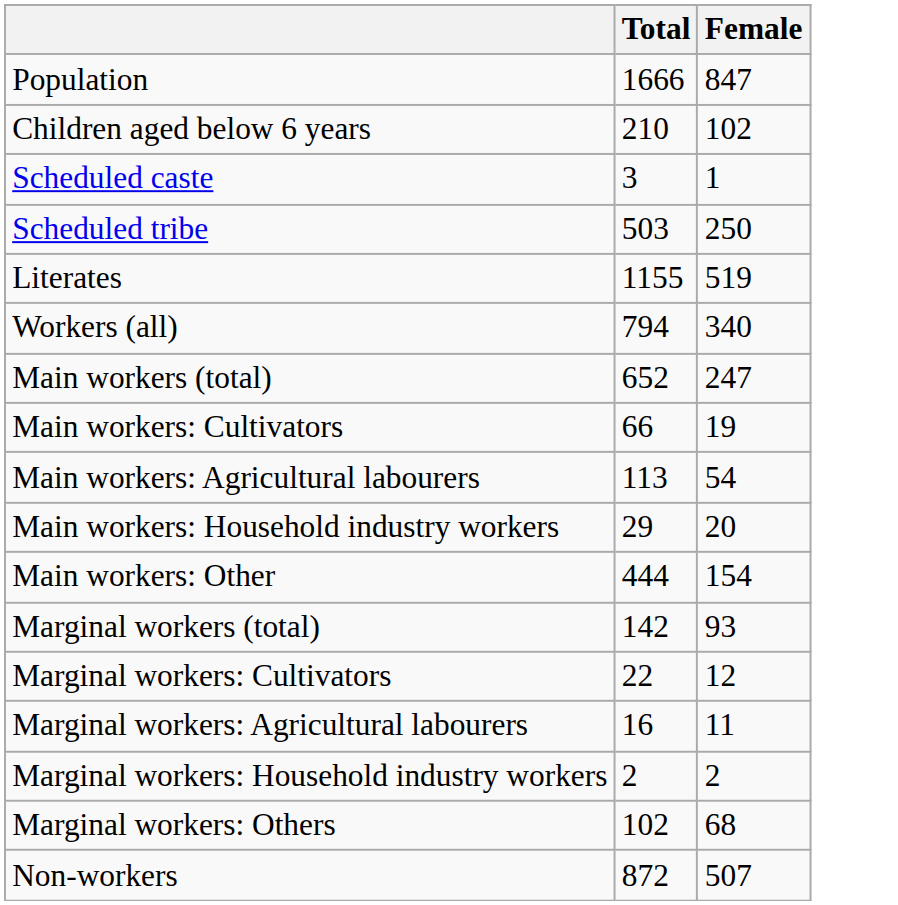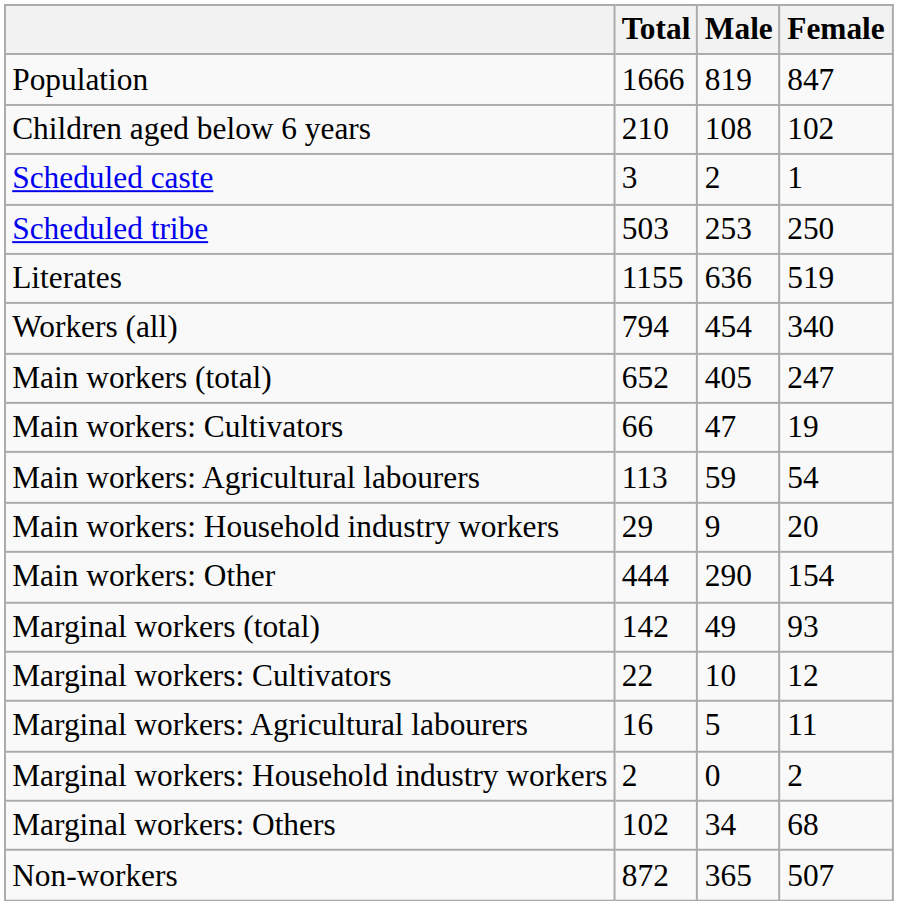+ column: (739, 29)
